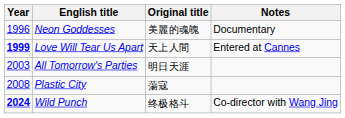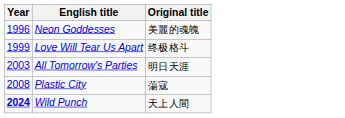- column: (276, 12)
(18, 47) bold -> (18, 47) normal
(169, 48) 天上人間 -> (169, 48) 终极格斗
(169, 103) 终极格斗 -> (169, 103) 天上人間
